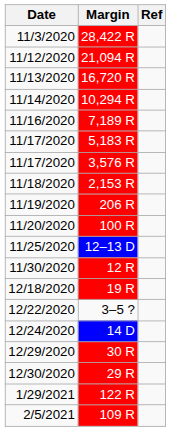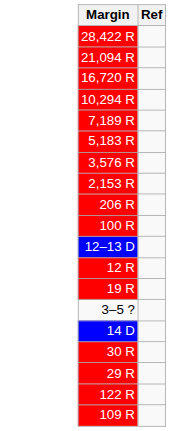- column: (42, 15)
